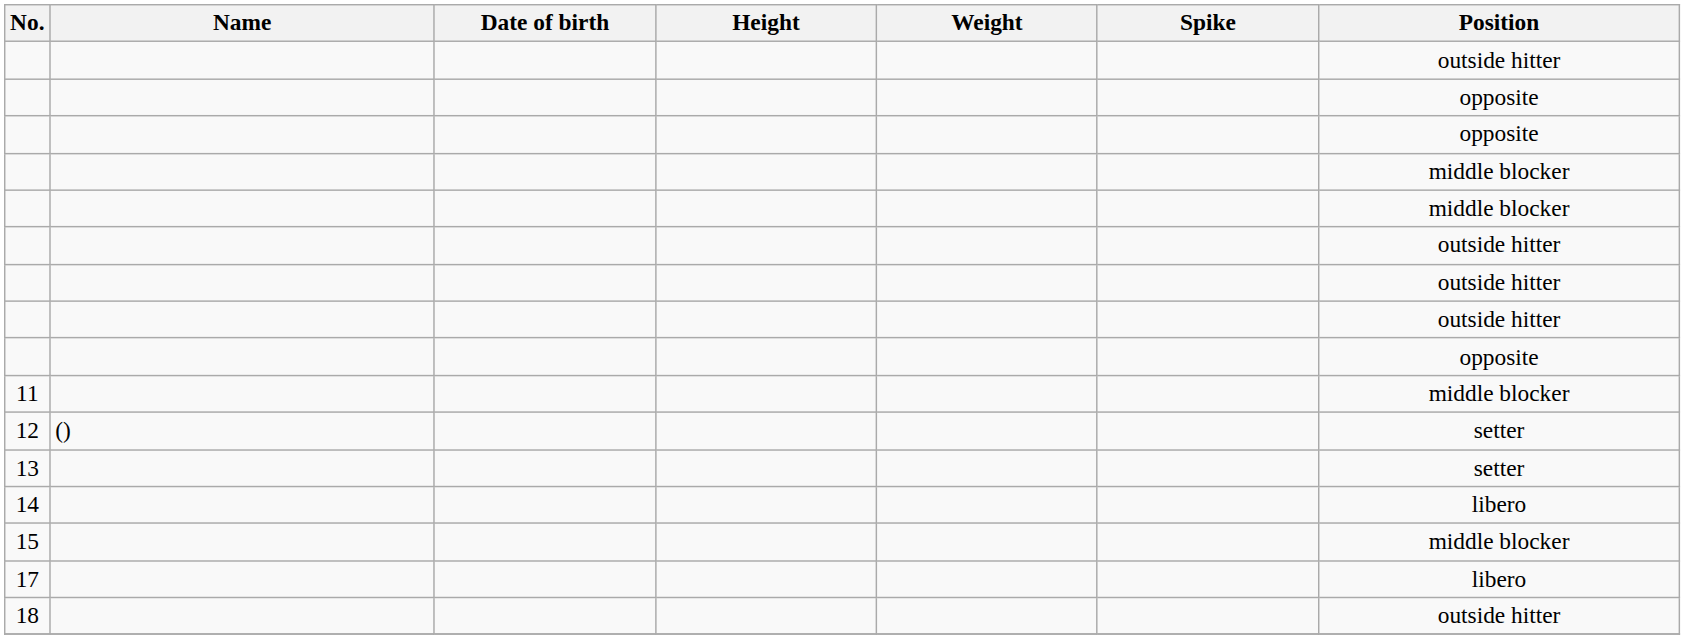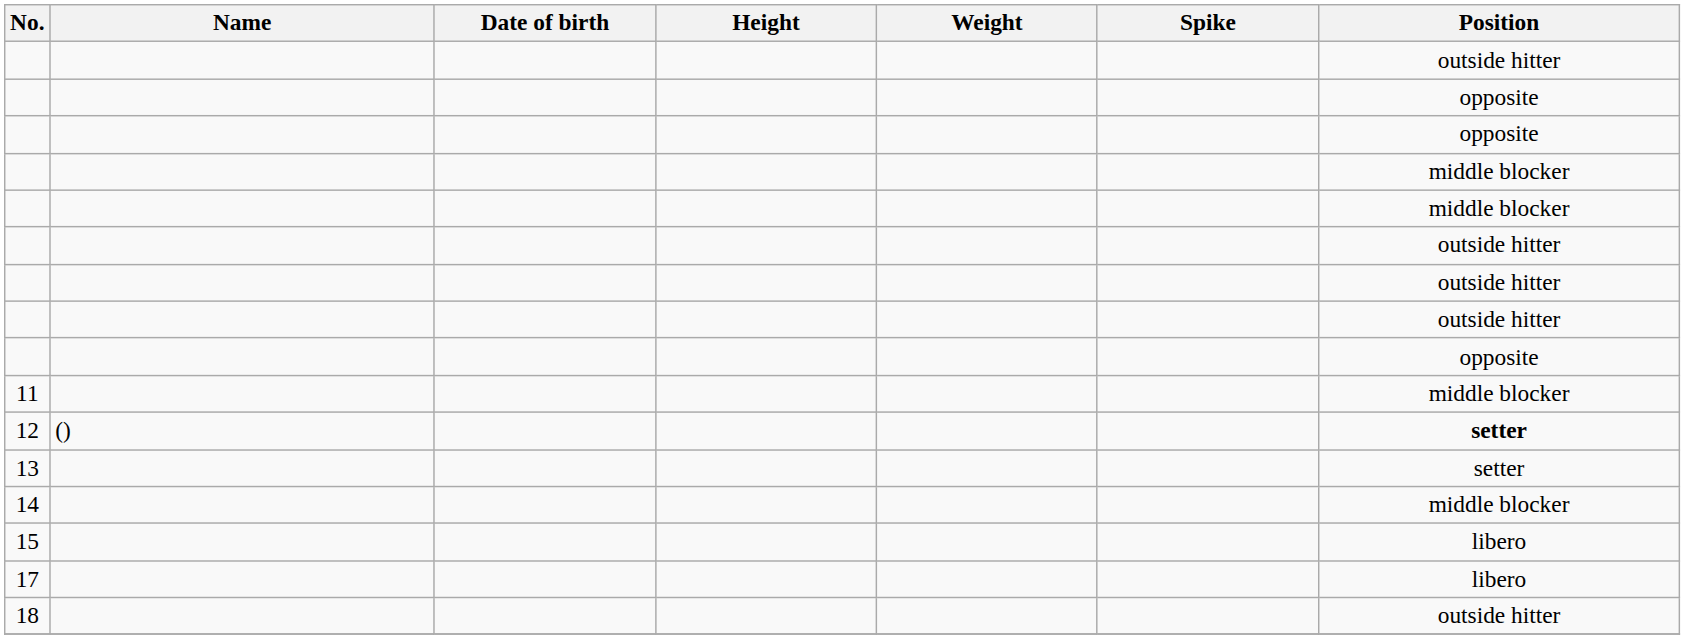(1499, 430) normal -> (1499, 430) bold
(1499, 504) libero -> (1499, 504) middle blocker
(1499, 541) middle blocker -> (1499, 541) libero
